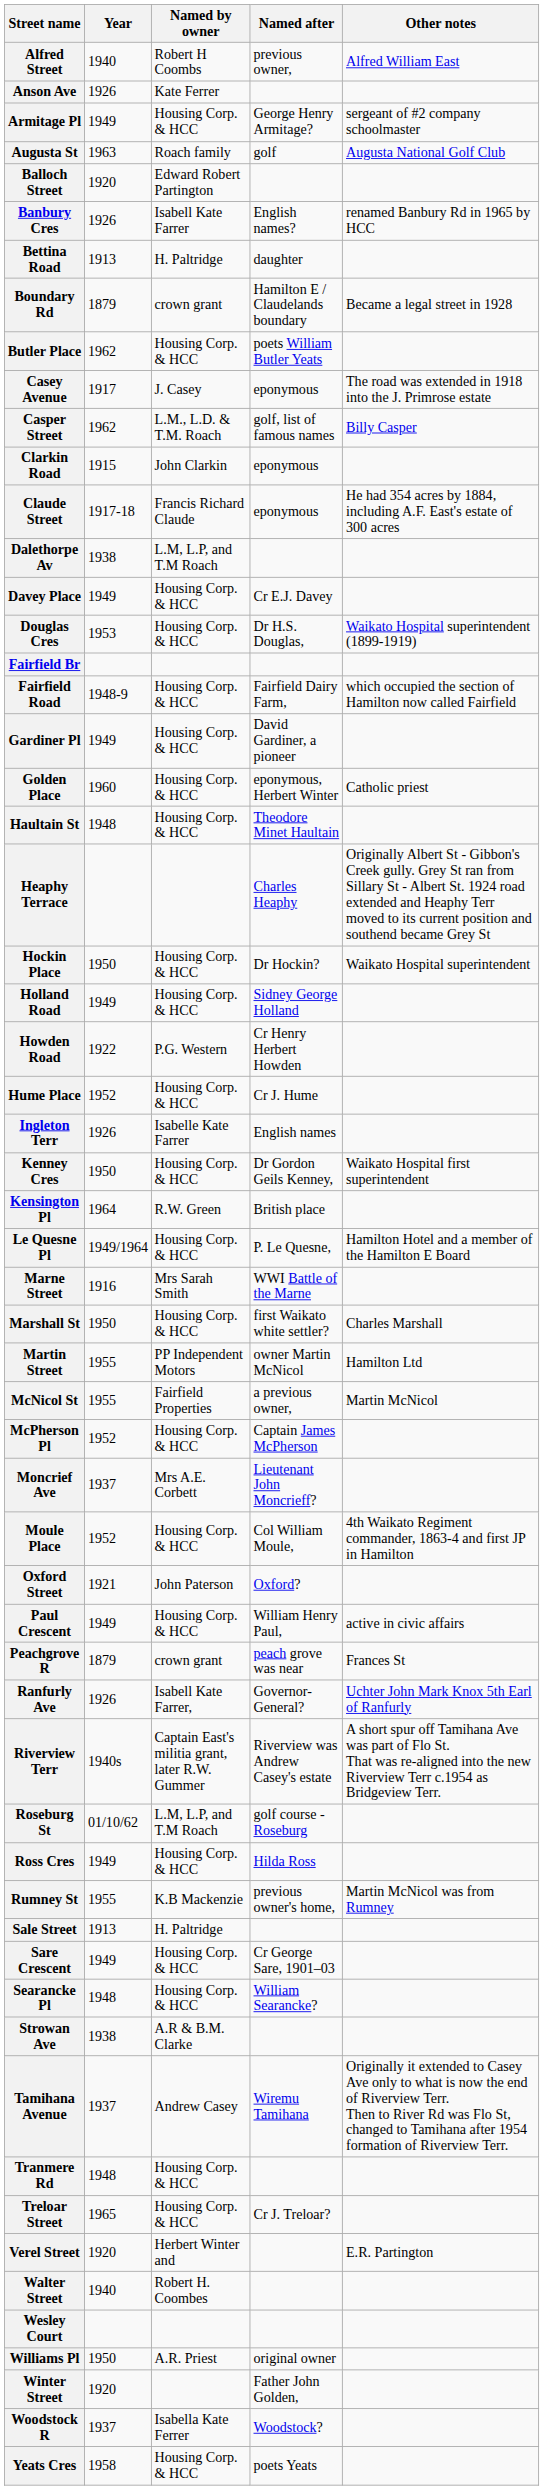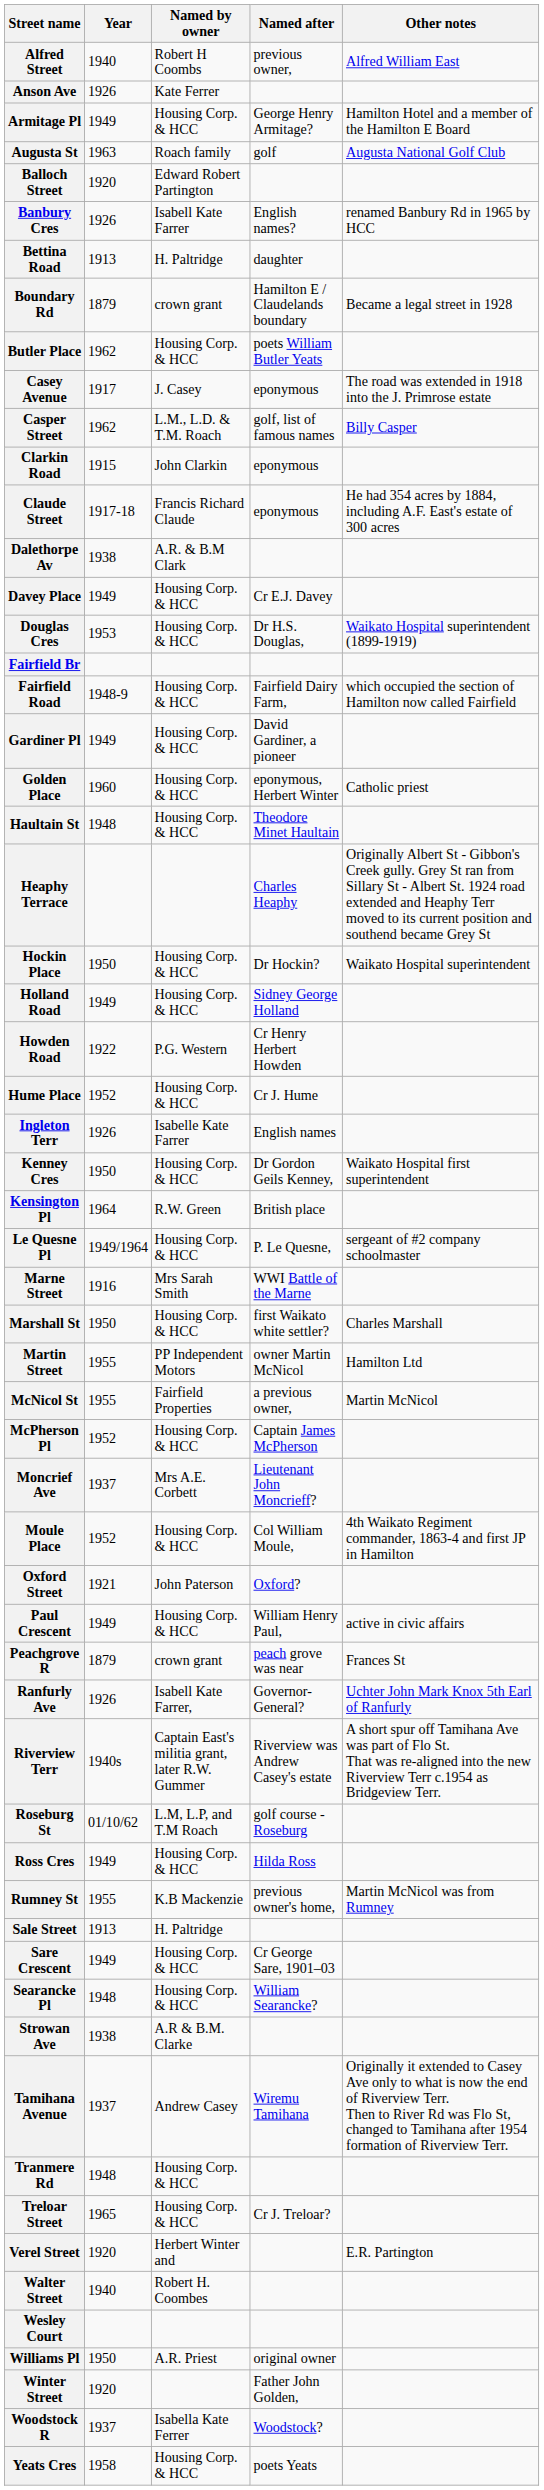(413, 122) sergeant of #2 company schoolmaster -> (439, 122) Hamilton Hotel and a member of the Hamilton E Board
(193, 557) L.M, L.P, and T.M Roach -> (190, 557) A.R. & B.M Clark
(439, 1247) Hamilton Hotel and a member of the Hamilton E Board -> (413, 1247) sergeant of #2 company schoolmaster
